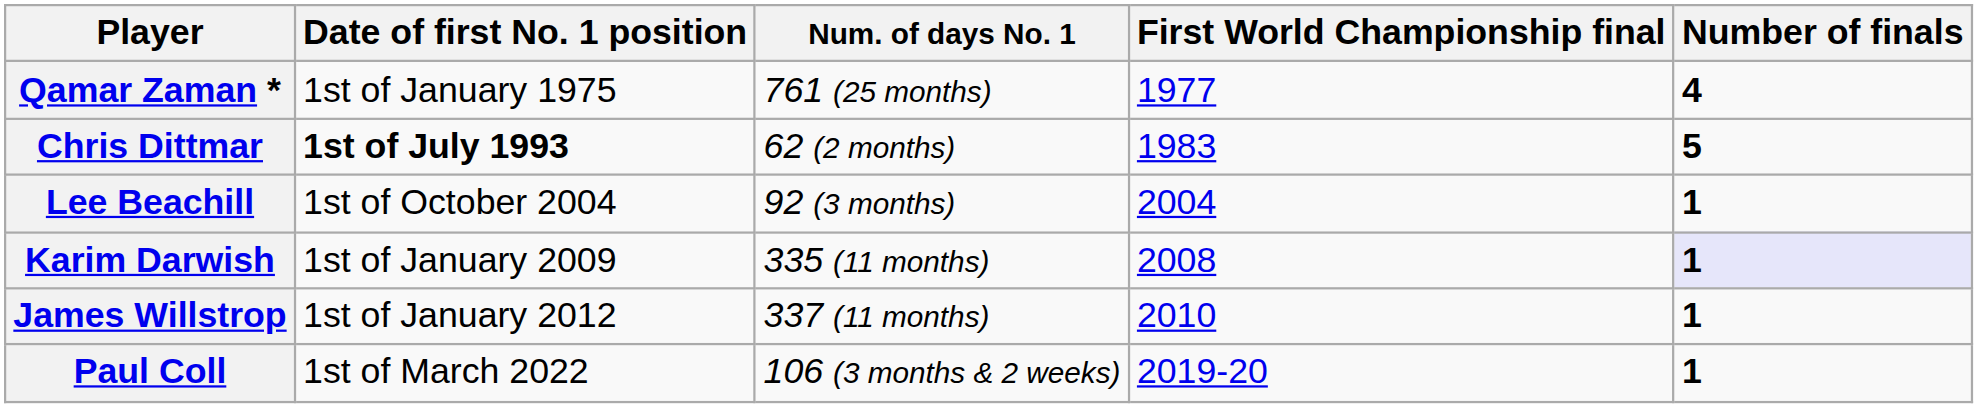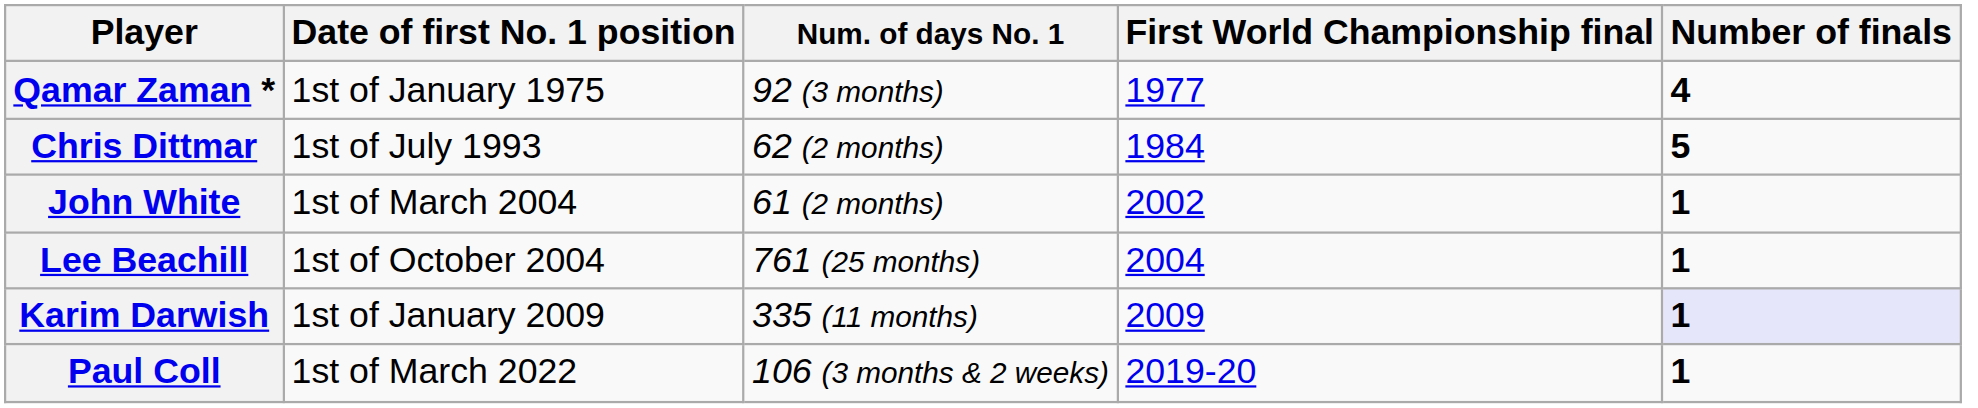(878, 89) 761 (25 months) -> (848, 89) 92 (3 months)
(436, 145) bold -> (417, 145) normal
(1177, 145) 1983 -> (1165, 145) 1984
+ row: (144, 202)
(859, 202) 92 (3 months) -> (866, 259) 761 (25 months)
(1177, 259) 2008 -> (1165, 315) 2009
- row: (150, 315)
